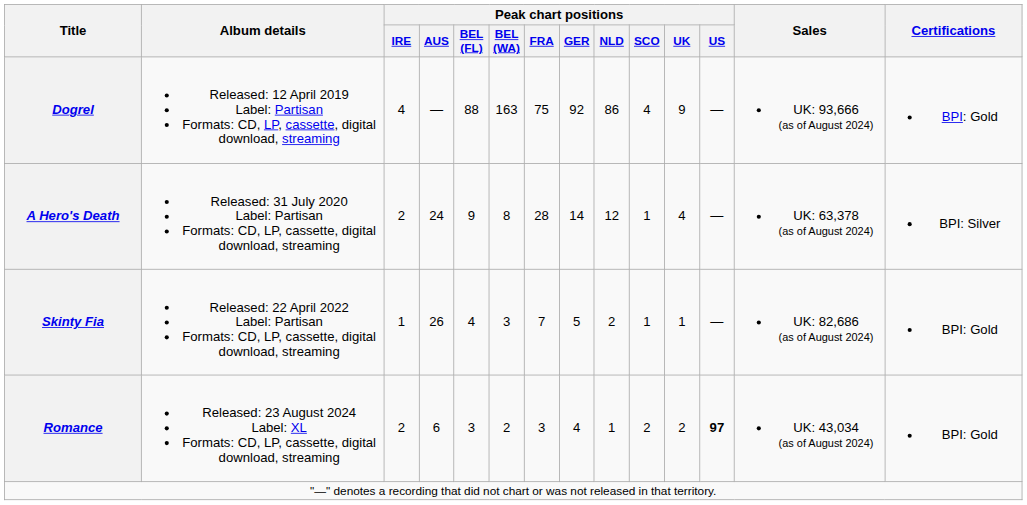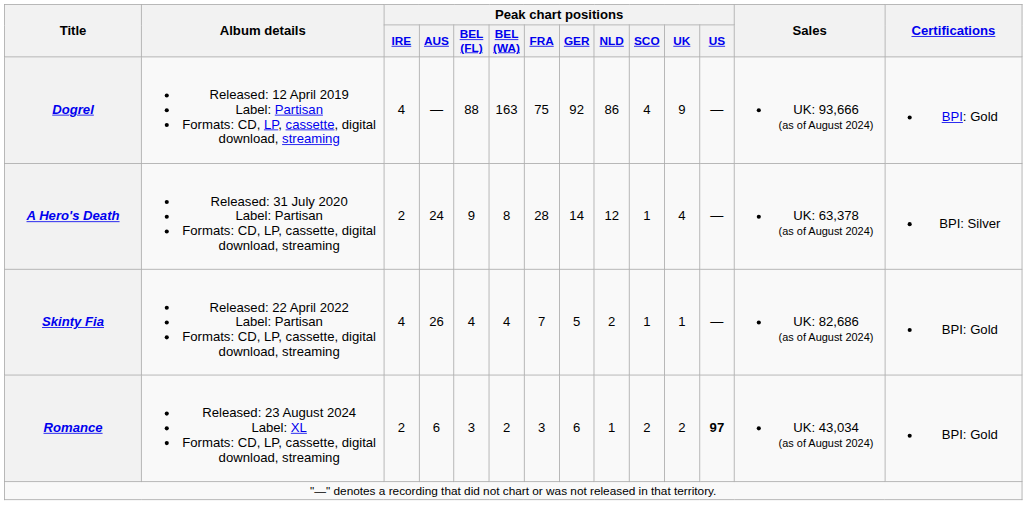(401, 322) 1 -> (401, 322) 4
(507, 322) 3 -> (507, 322) 4
(577, 428) 4 -> (577, 428) 6
